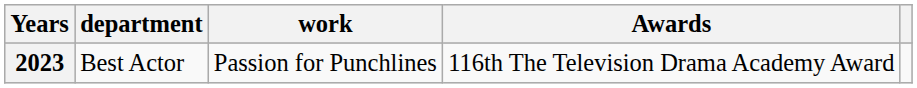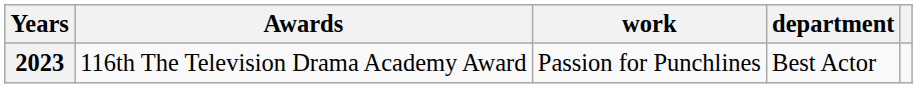columns swapped: (671, 23) <-> (141, 23)
